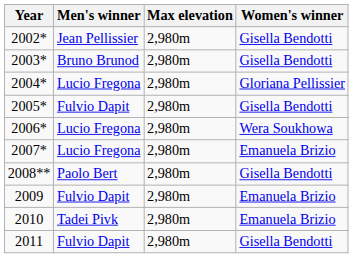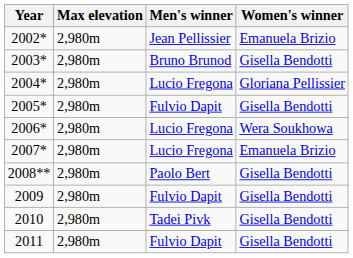columns swapped: (190, 15) <-> (99, 15)
(286, 38) Gisella Bendotti -> (287, 38) Emanuela Brizio
(287, 196) Emanuela Brizio -> (286, 196) Gisella Bendotti
(287, 219) Emanuela Brizio -> (286, 219) Gisella Bendotti
